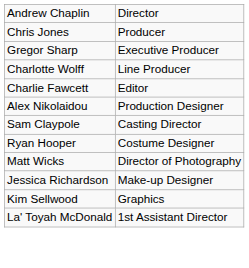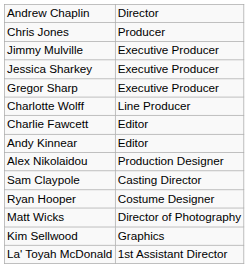+ row: (45, 50)
+ row: (50, 69)
+ row: (42, 143)
- row: (58, 180)
